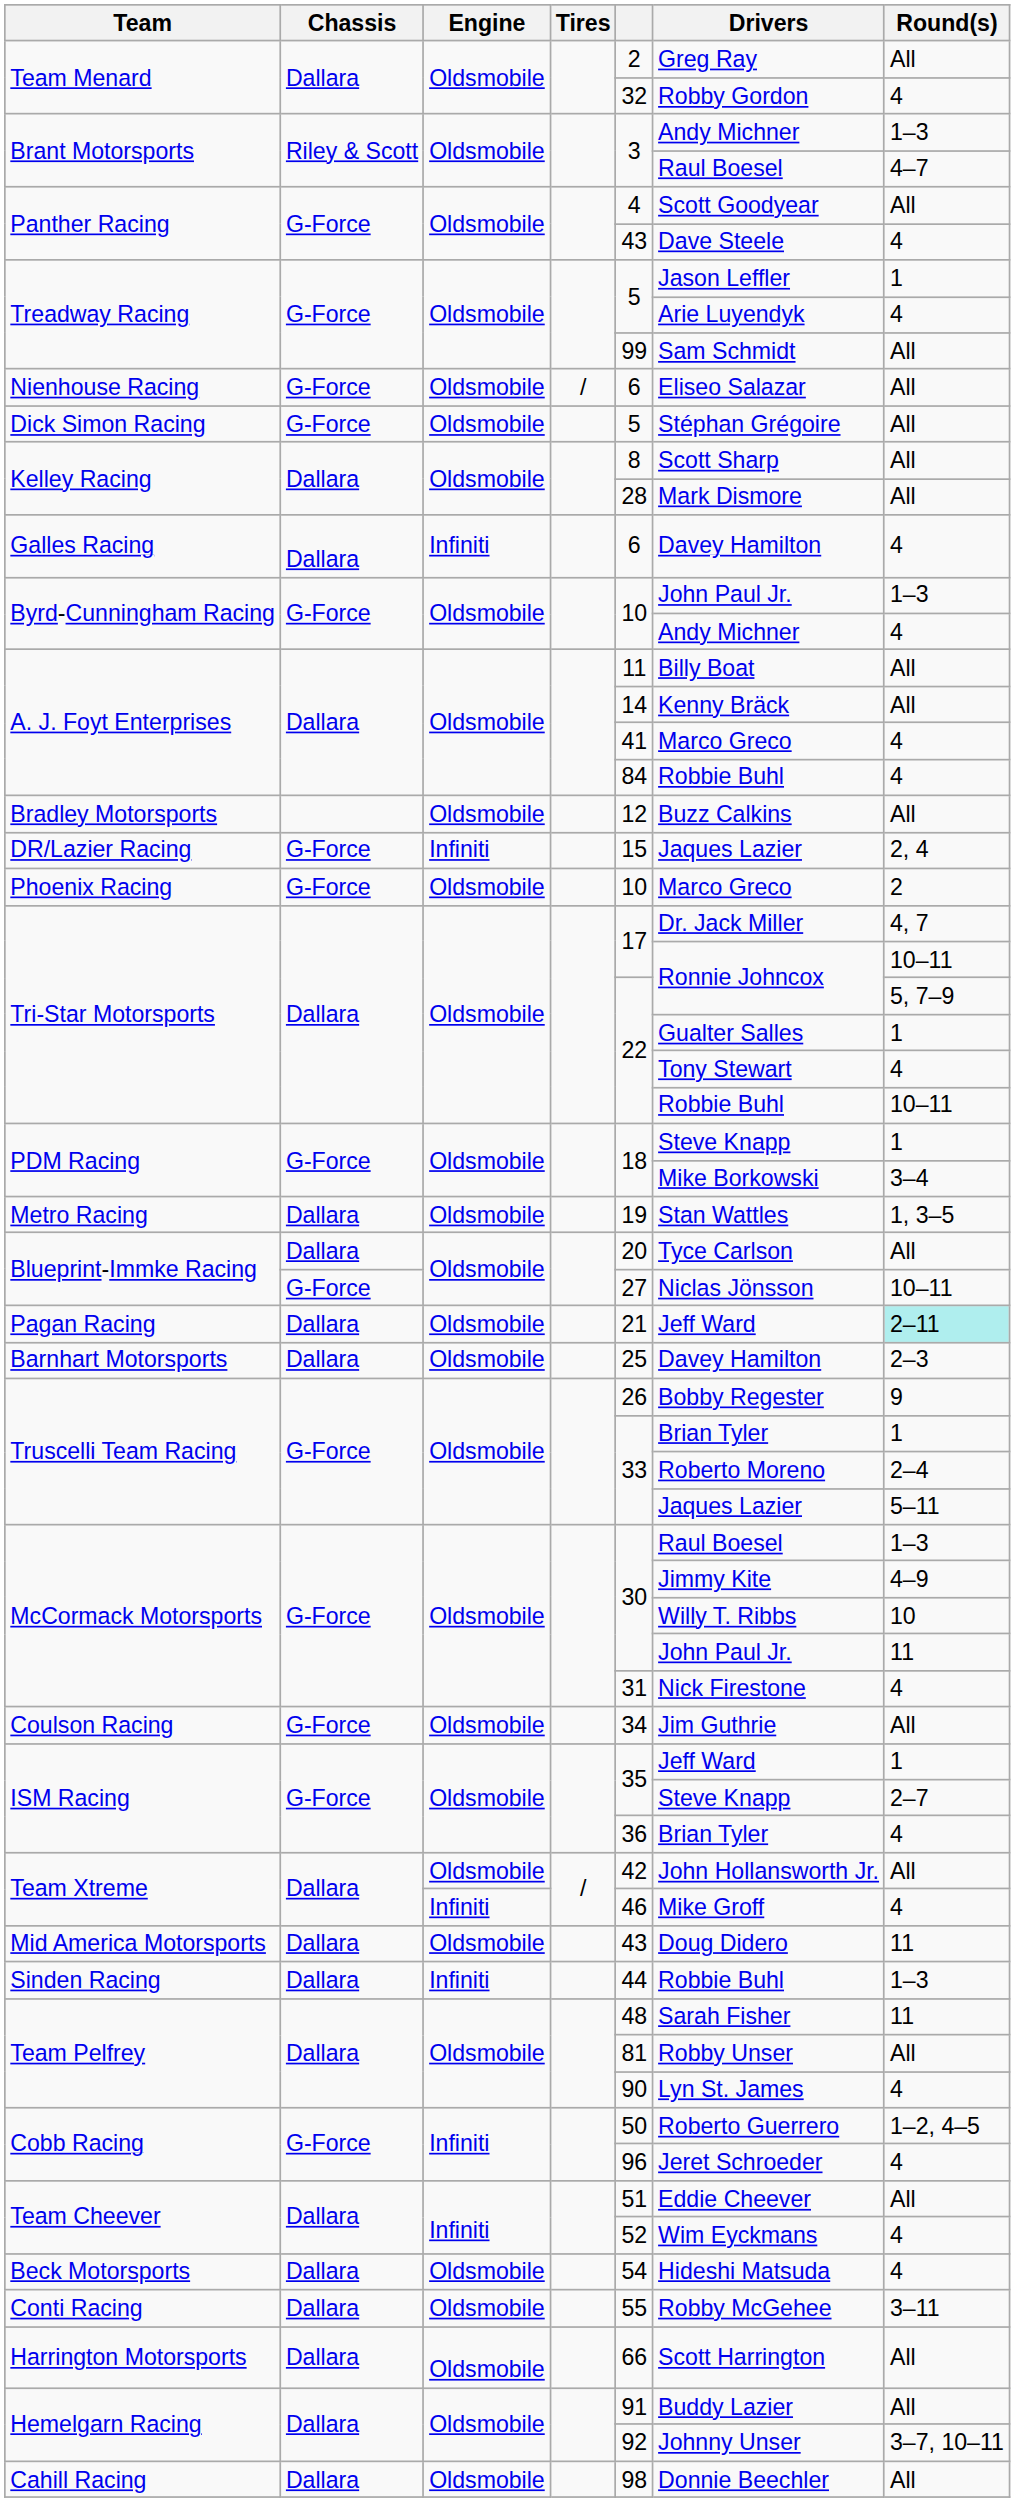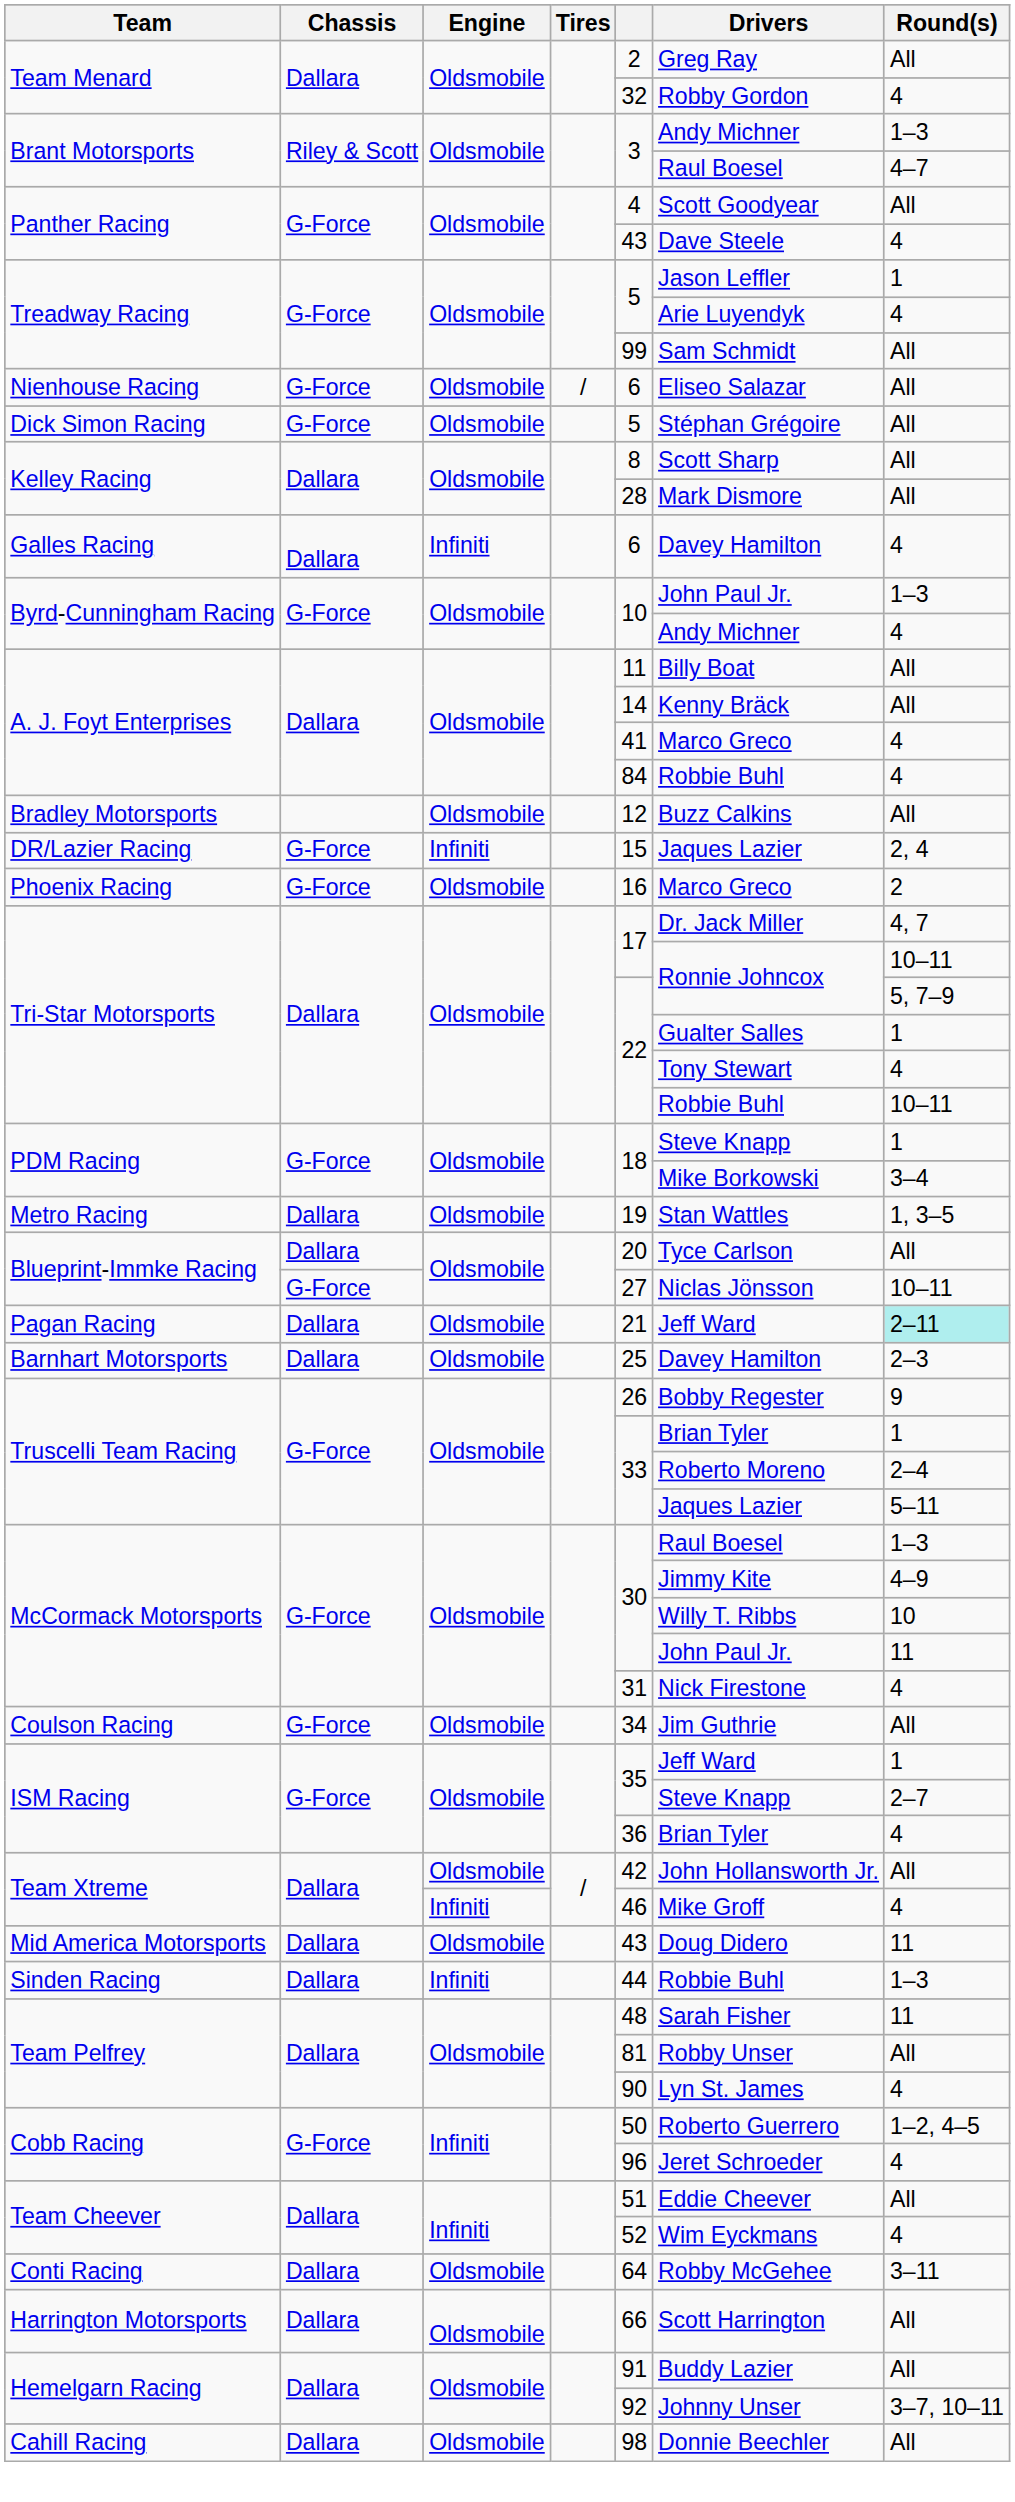(634, 886) 10 -> (634, 886) 16
- row: (100, 2271)
(634, 2308) 55 -> (634, 2271) 64
